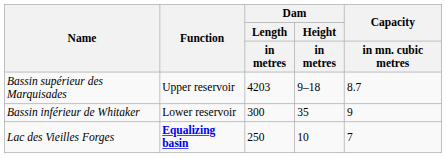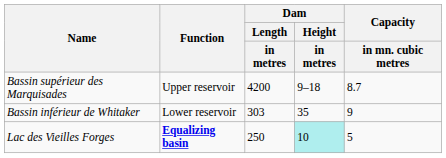(259, 87) 4203 -> (259, 87) 4200
(256, 112) 300 -> (256, 112) 303
(303, 137) no background -> (303, 137) paleturquoise background
(350, 137) 7 -> (350, 137) 5
